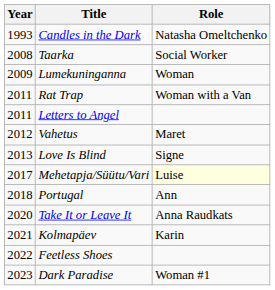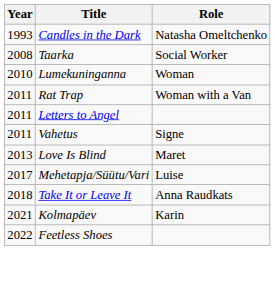(20, 74) 2009 -> (20, 74) 2010
(20, 134) 2012 -> (20, 134) 2011
(170, 134) Maret -> (170, 134) Signe
(170, 154) Signe -> (170, 154) Maret
(169, 174) lightyellow background -> (169, 174) no background
- row: (61, 194)
(20, 214) 2020 -> (20, 194) 2018
- row: (76, 275)
